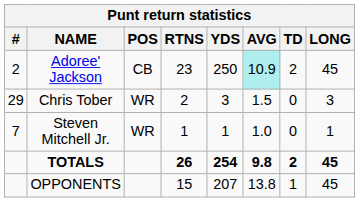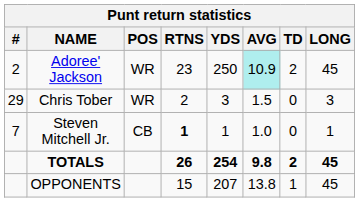(143, 69) CB -> (143, 69) WR
(143, 131) WR -> (143, 131) CB
(184, 131) normal -> (184, 131) bold
